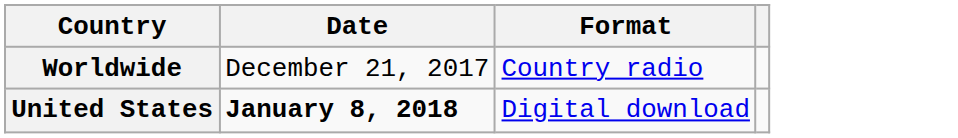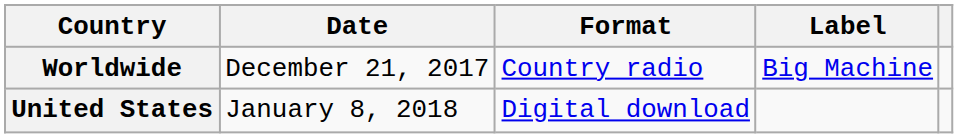+ column: (848, 26)
(342, 110) bold -> (342, 110) normal
